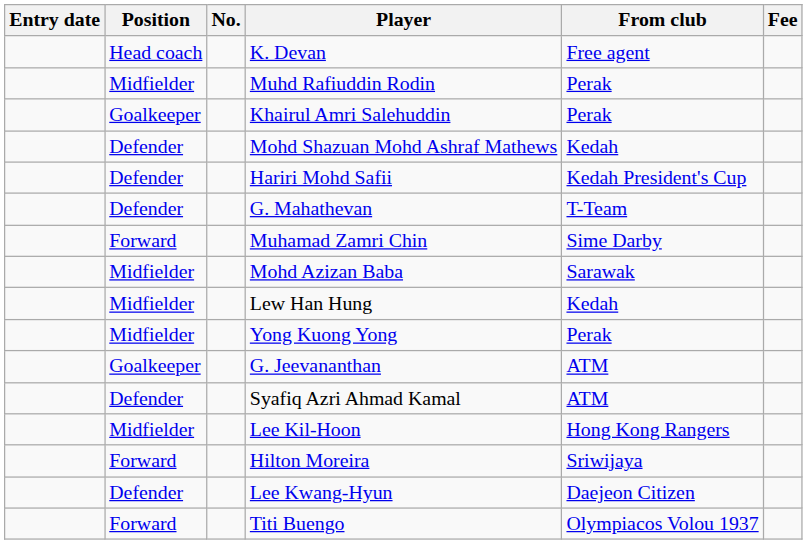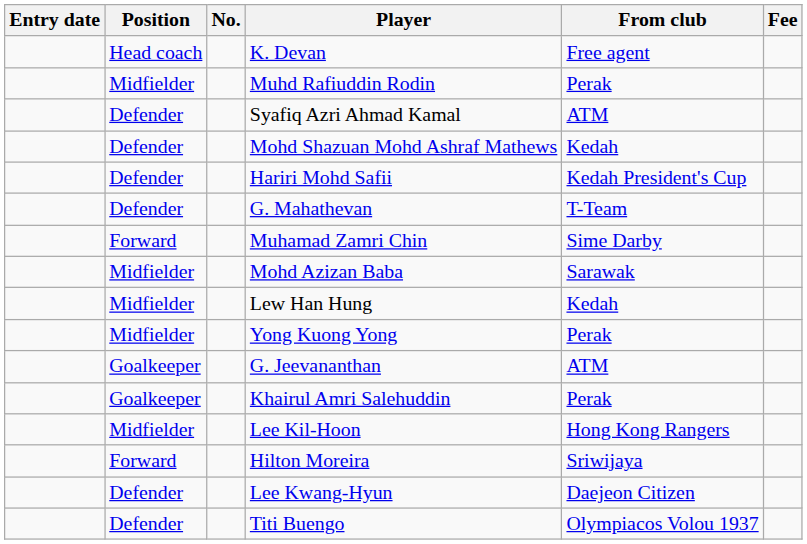rows swapped: (350, 114) <-> (355, 397)
(143, 523) Forward -> (146, 523) Defender
